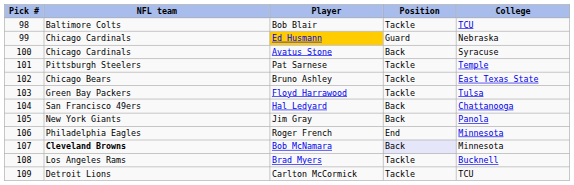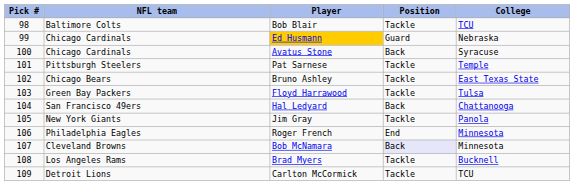(395, 120) Back -> (400, 120) Tackle
(86, 147) bold -> (86, 147) normal
